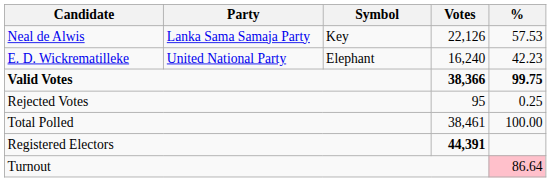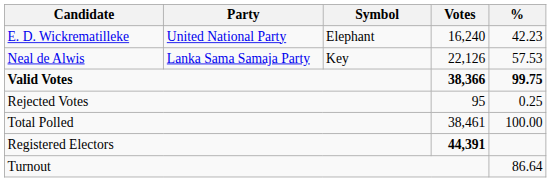rows swapped: (46, 36) <-> (68, 58)
(527, 166) pink background -> (527, 166) no background
